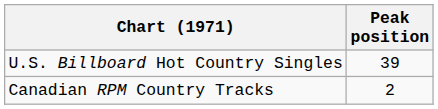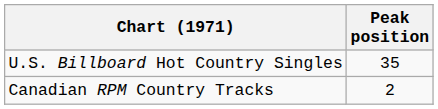(390, 64) 39 -> (390, 64) 35
